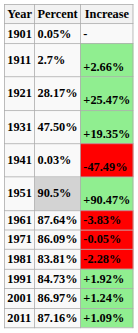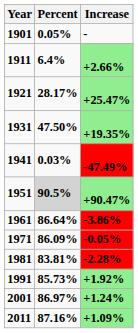(51, 60) 2.7% -> (51, 60) 6.4%
(58, 220) 87.64% -> (58, 220) 86.64%
(102, 220) -3.83% -> (102, 220) -3.86%
(58, 278) 84.73% -> (58, 278) 85.73%
